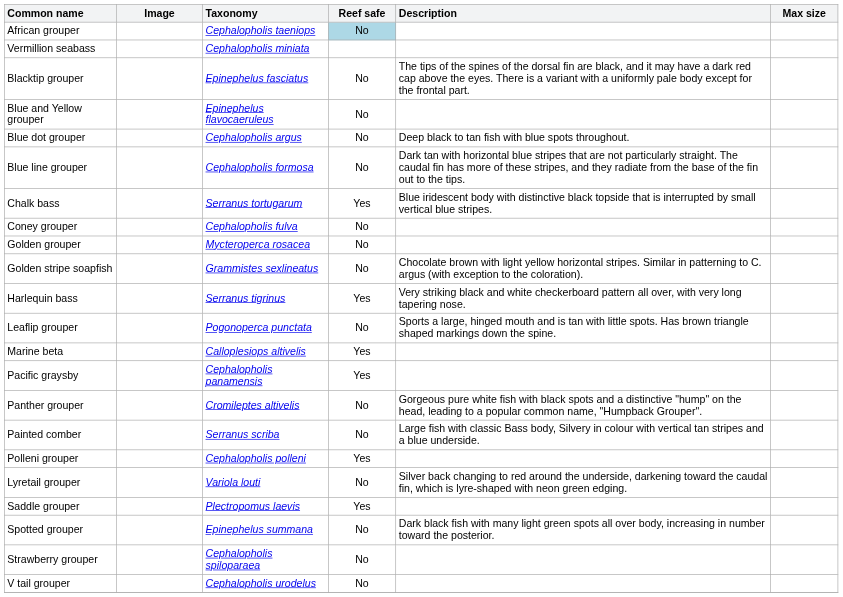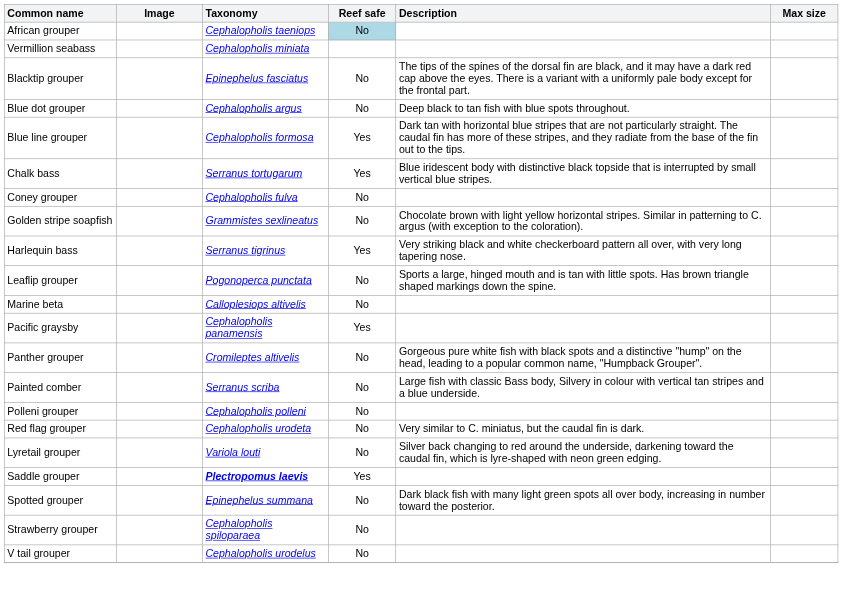- row: (45, 114)
(362, 167) No -> (362, 138) Yes
- row: (44, 245)
(362, 351) Yes -> (362, 304) No
(362, 458) Yes -> (362, 411) No
+ row: (47, 429)
(253, 506) normal -> (257, 476) bold
